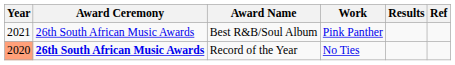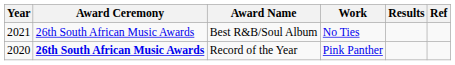(353, 32) Pink Panther -> (341, 32) No Ties
(19, 50) lightsalmon background -> (19, 50) no background
(341, 50) No Ties -> (353, 50) Pink Panther
